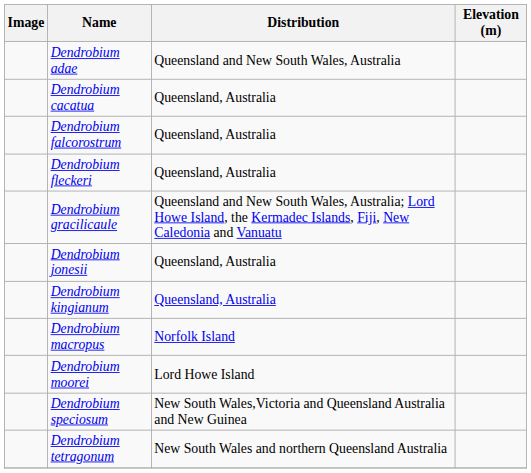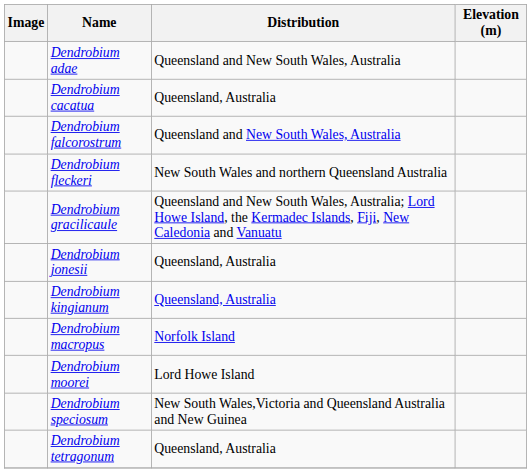(215, 135) Queensland, Australia -> (277, 135) Queensland and New South Wales, Australia
(215, 172) Queensland, Australia -> (301, 172) New South Wales and northern Queensland Australia
(301, 448) New South Wales and northern Queensland Australia -> (215, 448) Queensland, Australia
